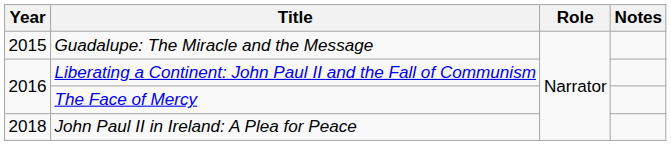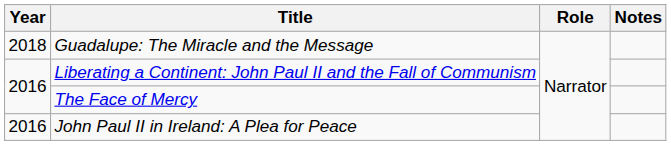(28, 45) 2015 -> (28, 45) 2018
(28, 126) 2018 -> (28, 126) 2016
